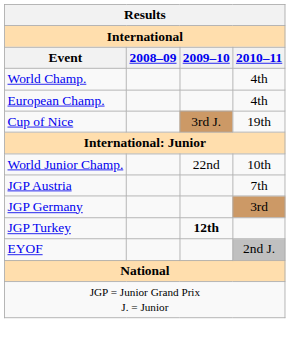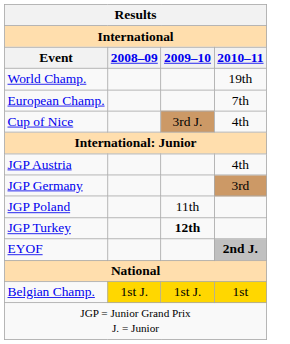(259, 79) 4th -> (240, 79) 19th
(259, 100) 4th -> (240, 100) 7th
(259, 121) 19th -> (240, 121) 4th
- row: (65, 164)
(259, 185) 7th -> (240, 164) 4th
+ row: (39, 206)
(259, 249) normal -> (240, 249) bold
+ row: (51, 292)
